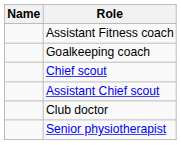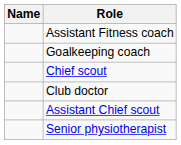rows swapped: (103, 91) <-> (77, 110)
